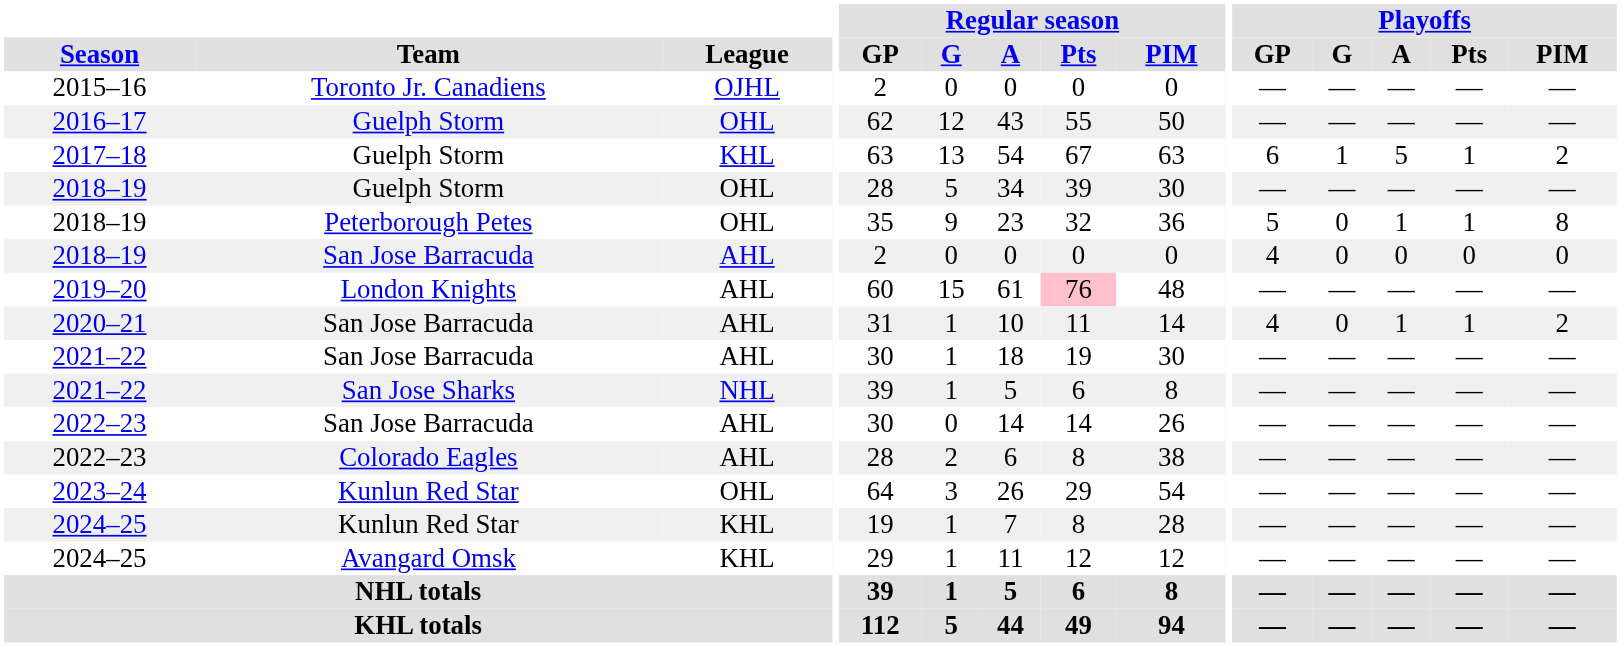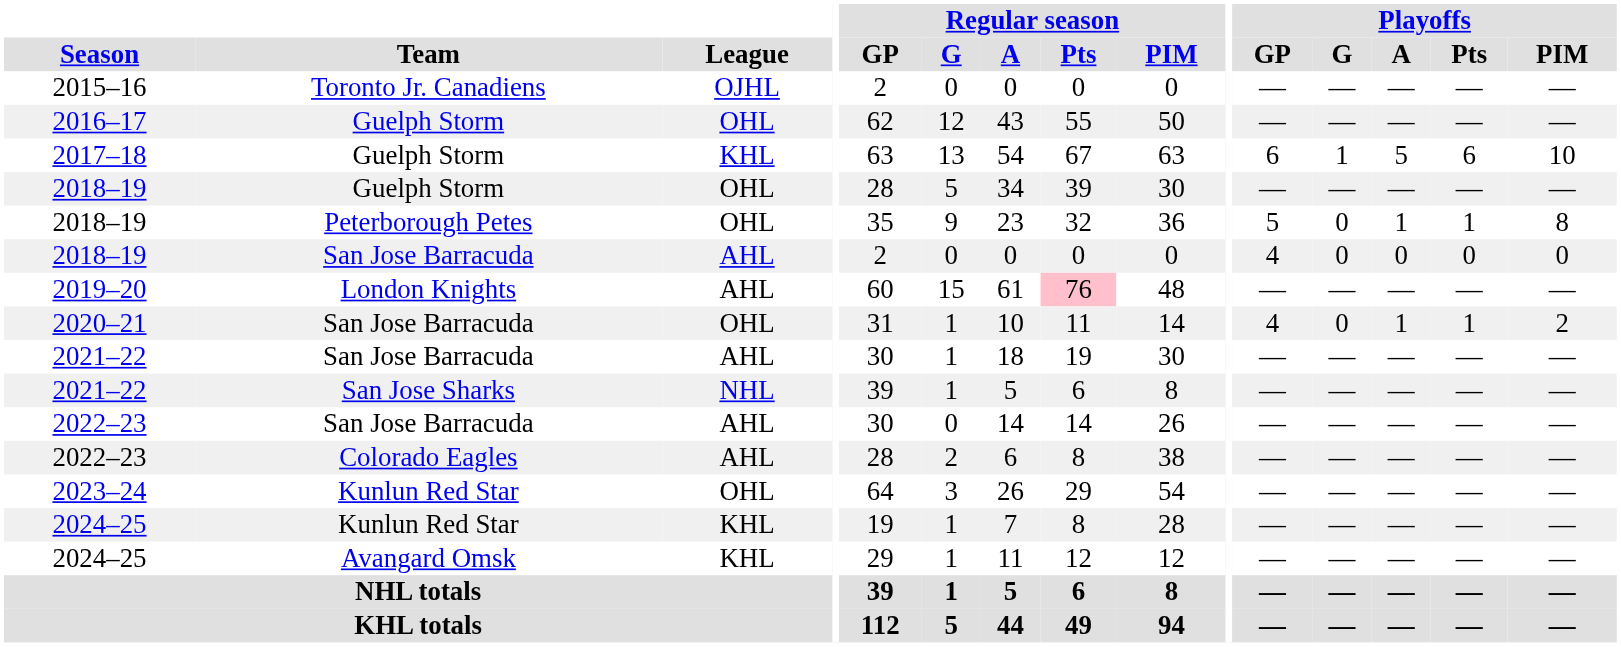(1469, 154) 1 -> (1469, 154) 6
(1562, 154) 2 -> (1562, 154) 10
(747, 322) AHL -> (747, 322) OHL
